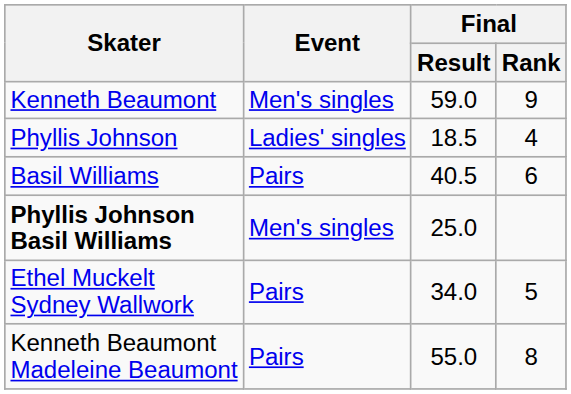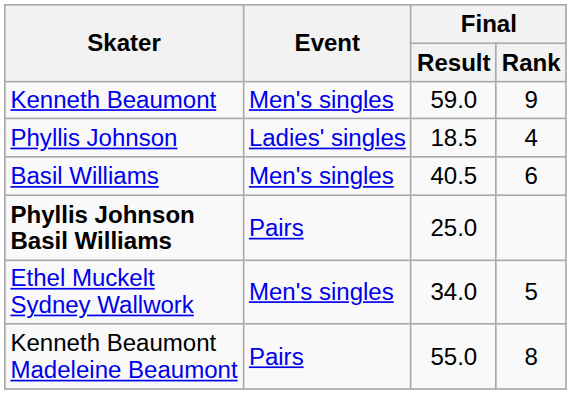(276, 176) Pairs -> (321, 176) Men's singles
(321, 228) Men's singles -> (276, 228) Pairs
(276, 292) Pairs -> (321, 292) Men's singles
